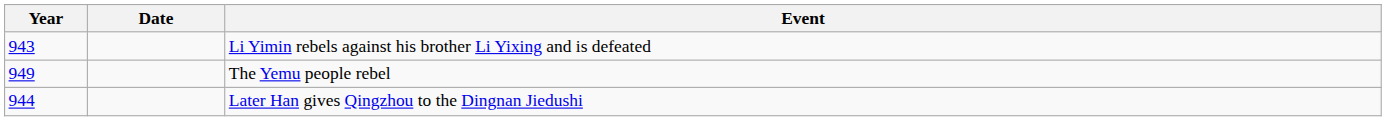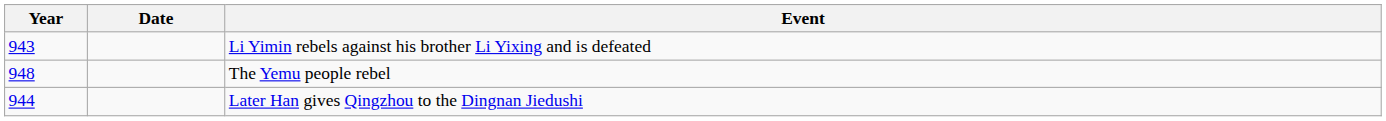(22, 73) 949 -> (22, 73) 948
